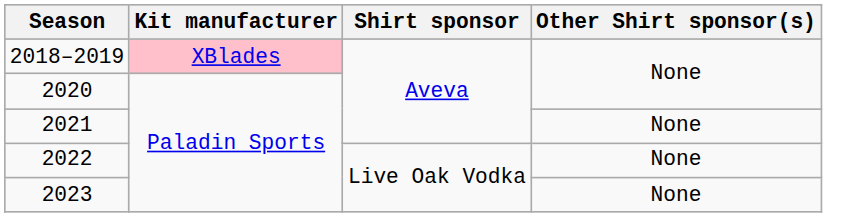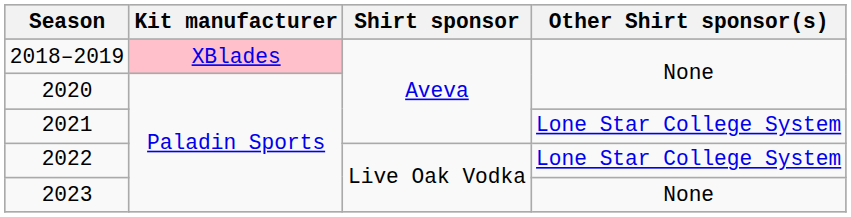(676, 126) None -> (689, 126) Lone Star College System
(676, 160) None -> (689, 160) Lone Star College System
